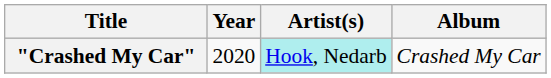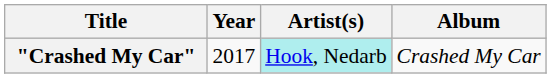(234, 55) 2020 -> (234, 55) 2017
